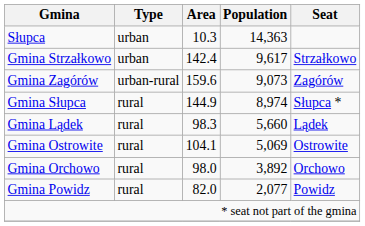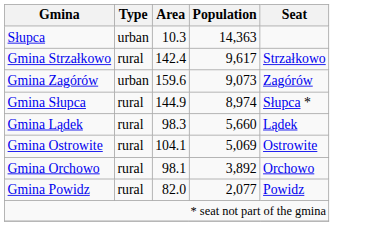(133, 59) urban -> (130, 59) rural
(148, 80) urban-rural -> (133, 80) urban
(205, 168) 98.0 -> (174, 168) 98.1
